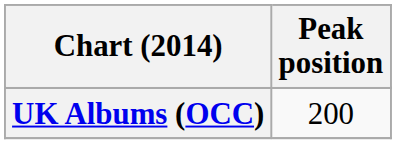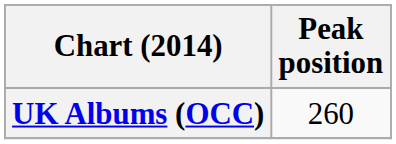(331, 112) 200 -> (331, 112) 260
